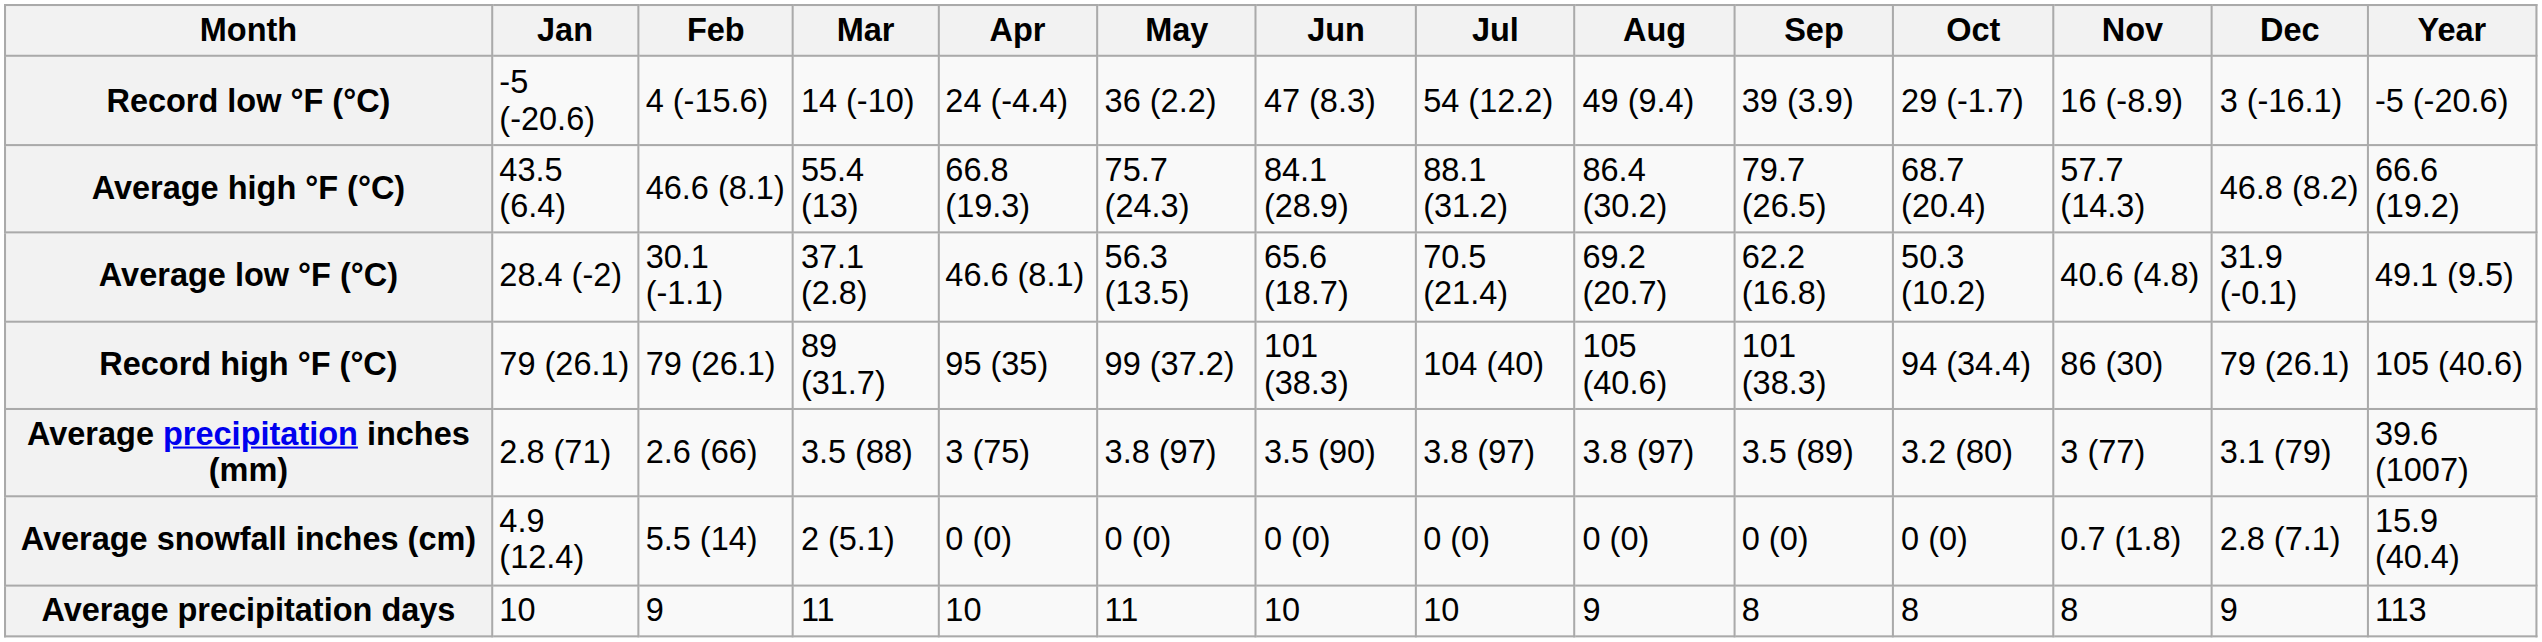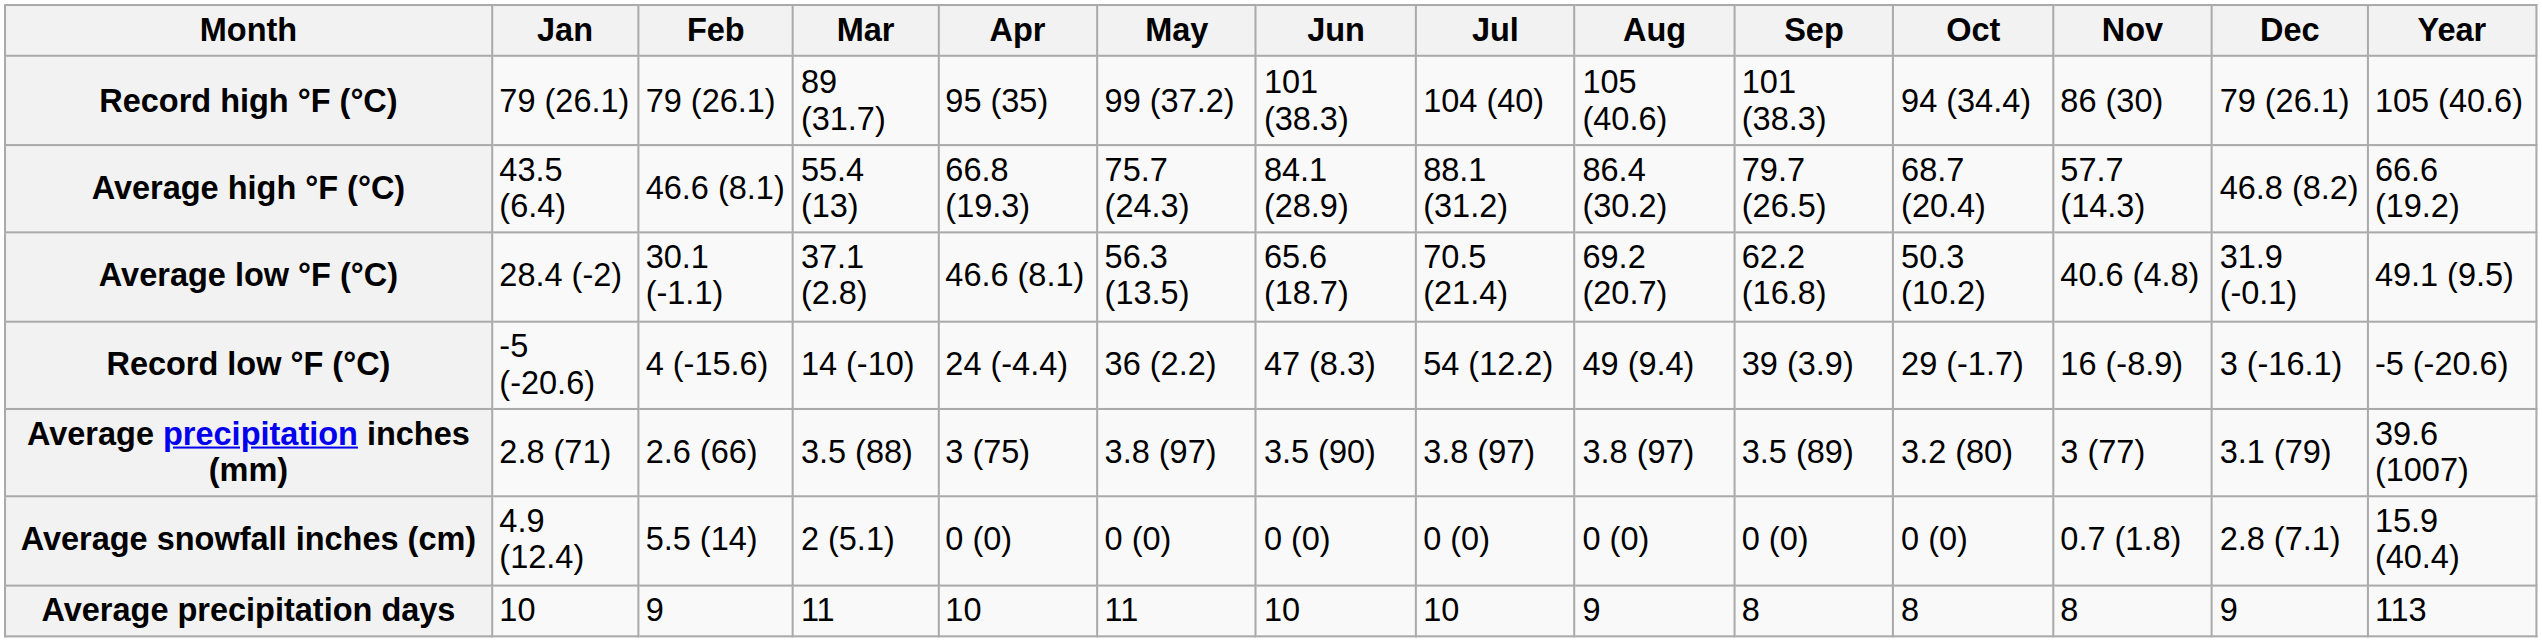rows swapped: (248, 364) <-> (248, 100)
